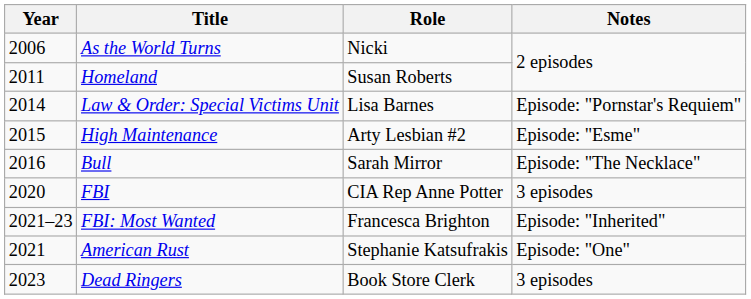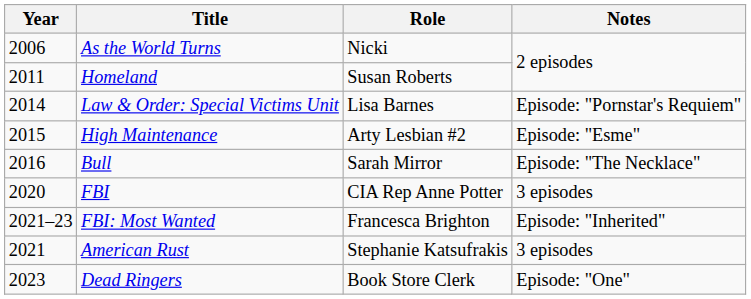(573, 250) Episode: "One" -> (555, 250) 3 episodes
(555, 279) 3 episodes -> (573, 279) Episode: "One"
